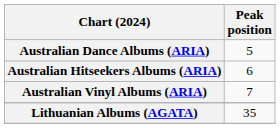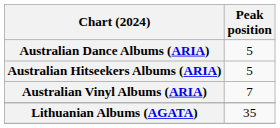(250, 71) 6 -> (250, 71) 5
